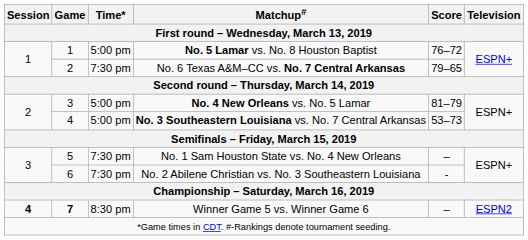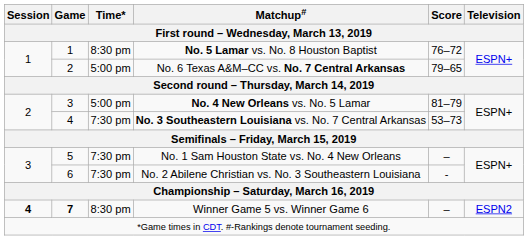(111, 51) 5:00 pm -> (111, 51) 8:30 pm
(111, 68) 7:30 pm -> (111, 68) 5:00 pm
(111, 121) 5:00 pm -> (111, 121) 7:30 pm
